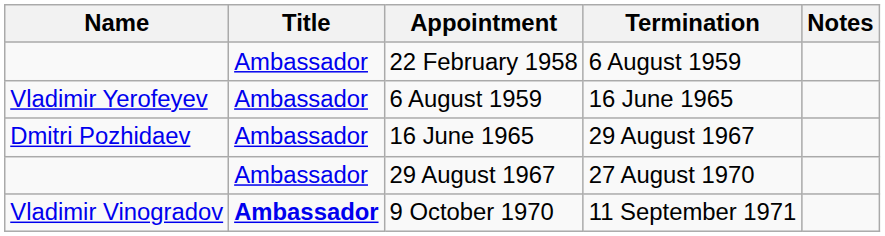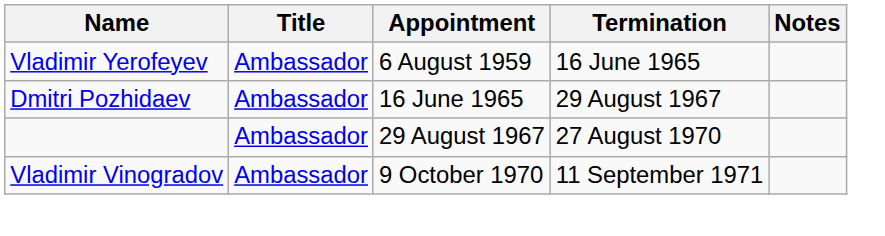- row: (484, 61)
(306, 212) bold -> (301, 174) normal
